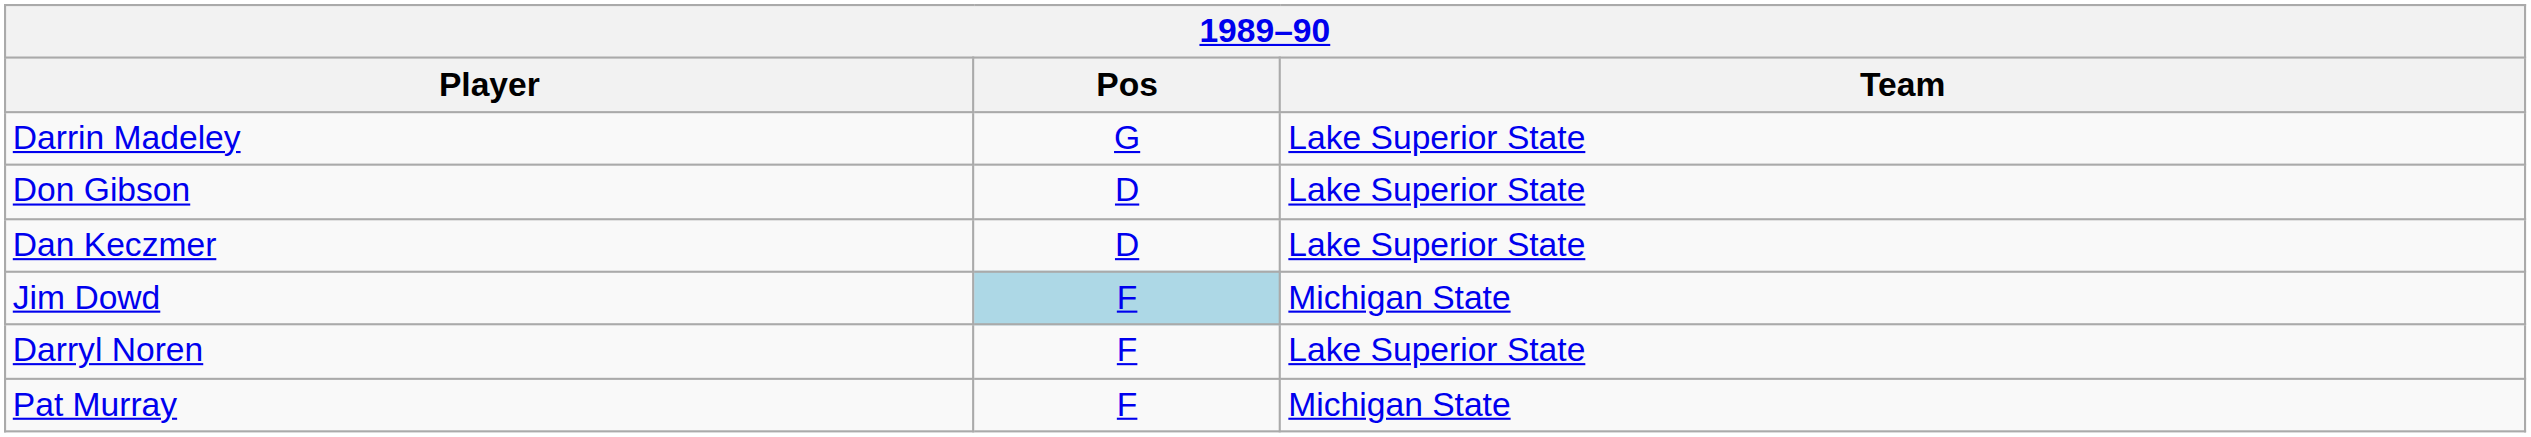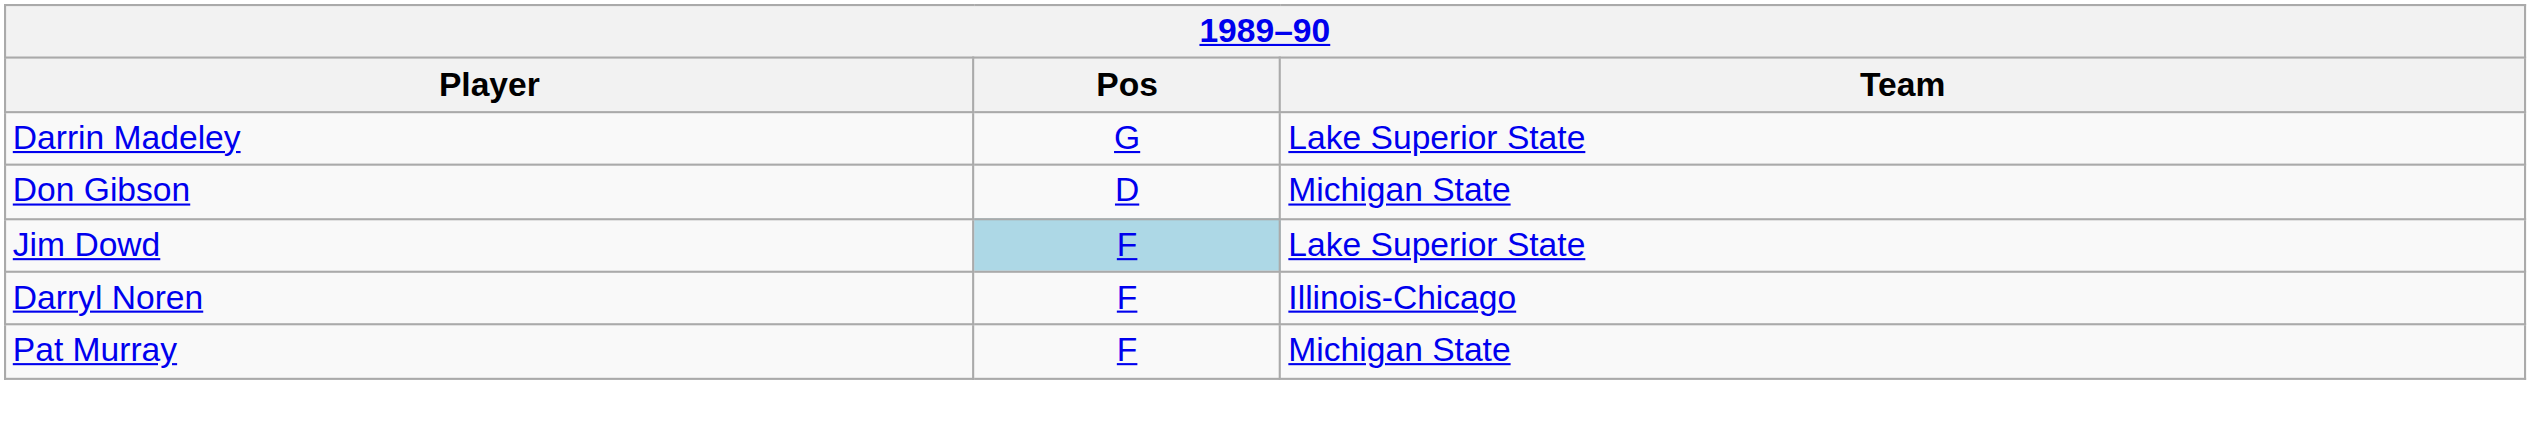(1437, 191) Lake Superior State -> (1399, 191) Michigan State
- row: (115, 244)
(1399, 297) Michigan State -> (1437, 244) Lake Superior State
(1437, 350) Lake Superior State -> (1402, 297) Illinois-Chicago
